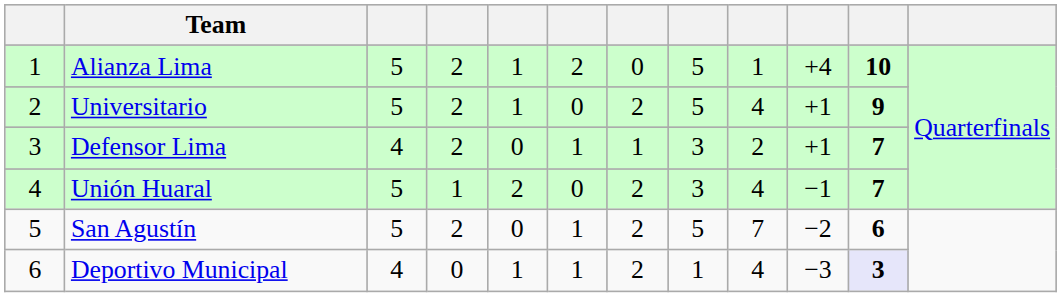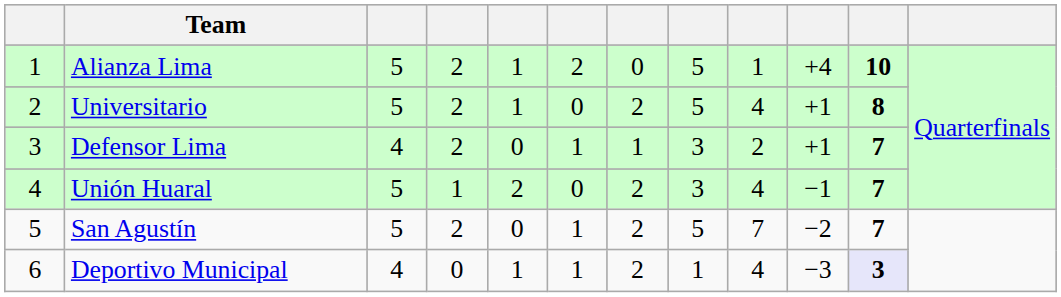(878, 106) 9 -> (878, 106) 8
(878, 229) 6 -> (878, 229) 7
